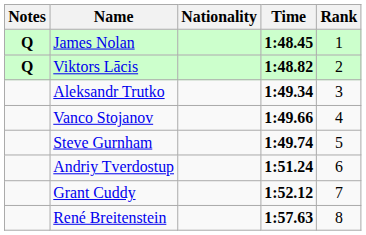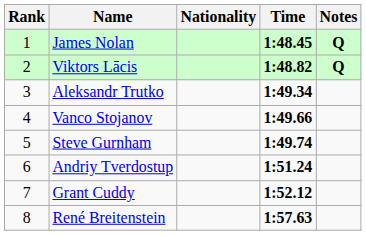columns swapped: (339, 17) <-> (27, 17)
